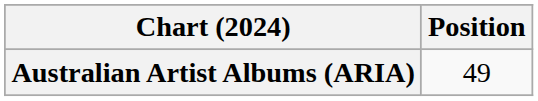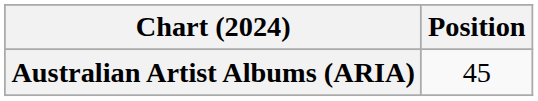(477, 71) 49 -> (477, 71) 45
